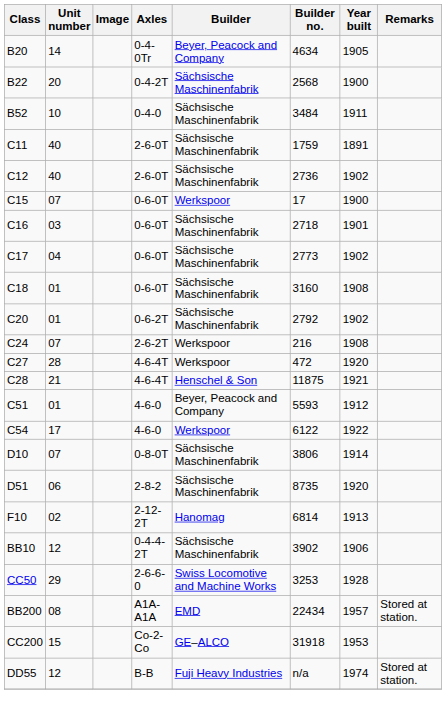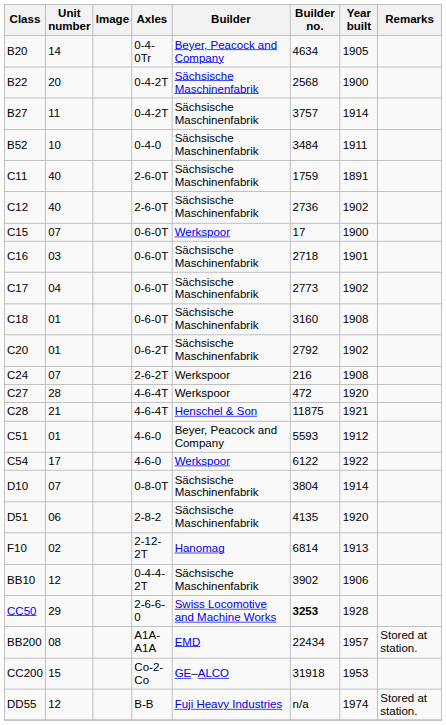+ row: (17, 113)
(305, 454) 3806 -> (305, 486) 3804
(305, 486) 8735 -> (305, 517) 4135
(305, 579) normal -> (305, 611) bold
